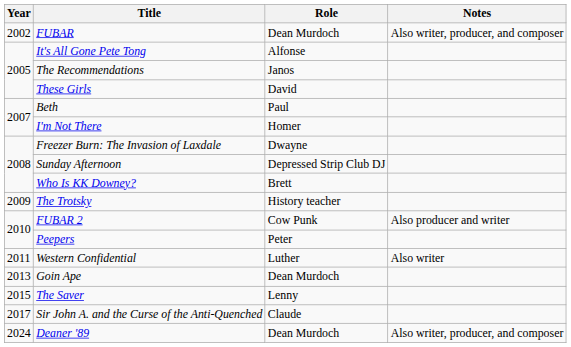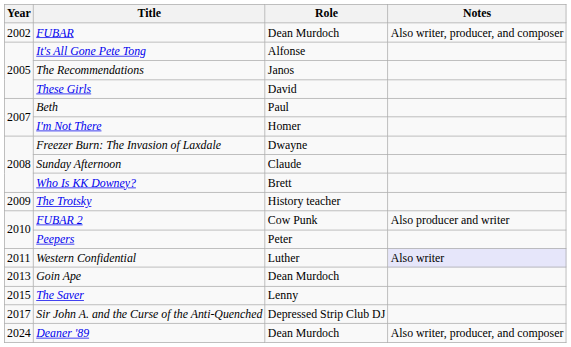(327, 164) Depressed Strip Club DJ -> (285, 164) Claude
(417, 257) no background -> (417, 257) lavender background
(285, 314) Claude -> (327, 314) Depressed Strip Club DJ
